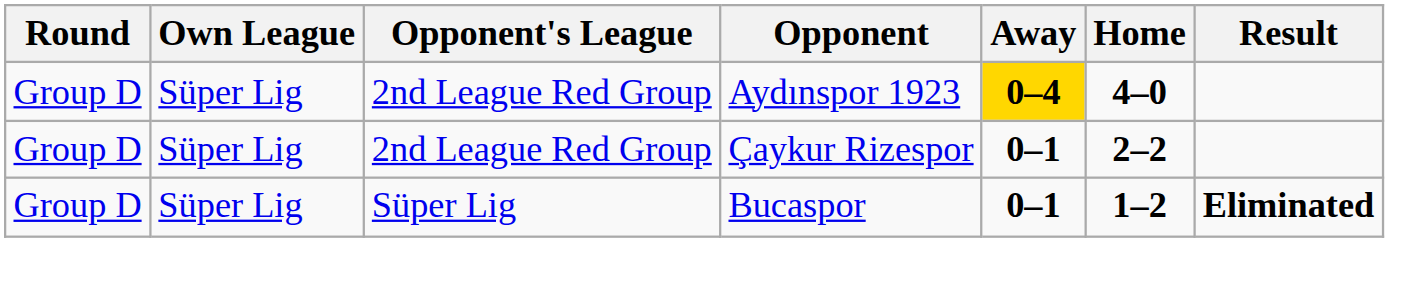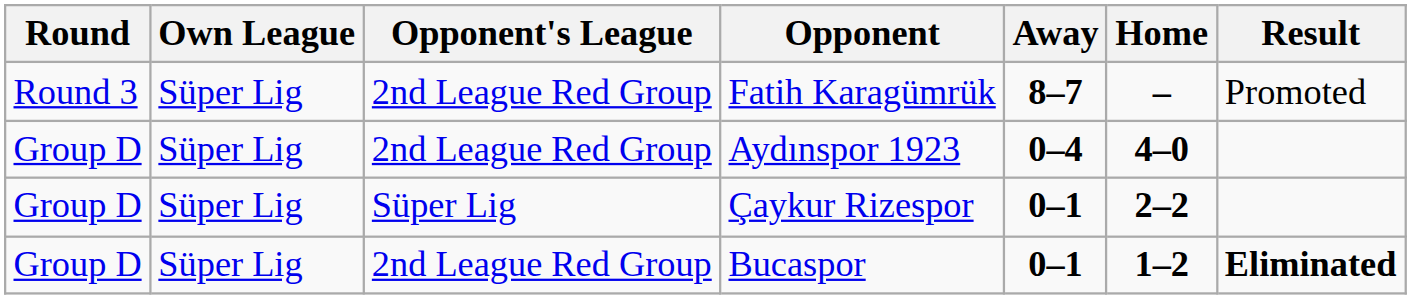+ row: (862, 90)
(1033, 90) gold background -> (1056, 148) no background
(542, 148) 2nd League Red Group -> (444, 206) Süper Lig
(444, 206) Süper Lig -> (542, 263) 2nd League Red Group
